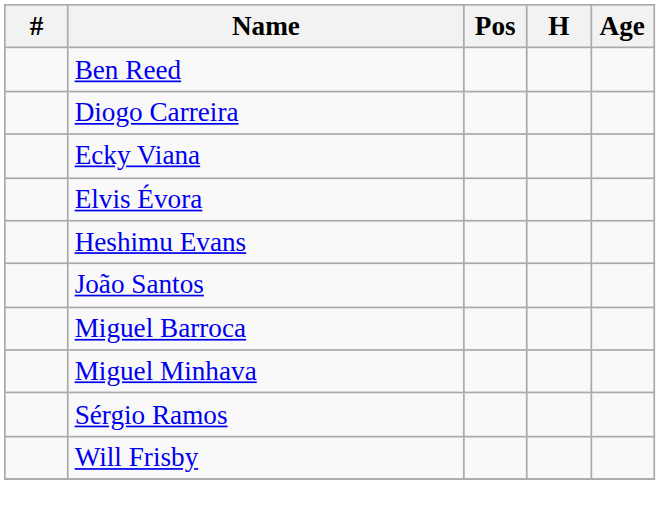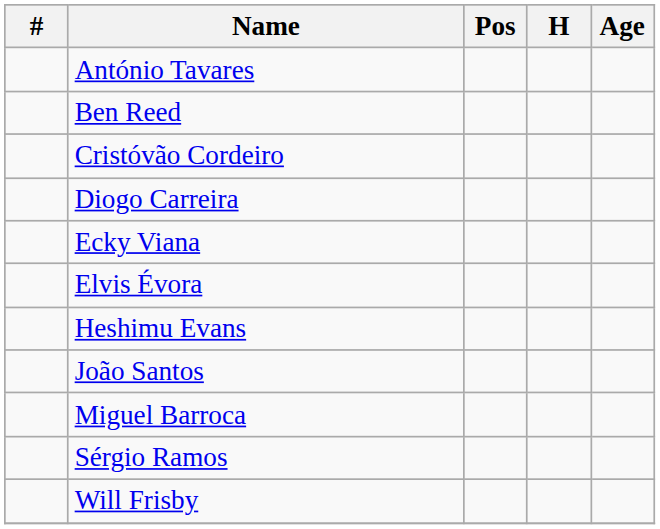+ row: (164, 69)
+ row: (179, 155)
- row: (166, 371)
